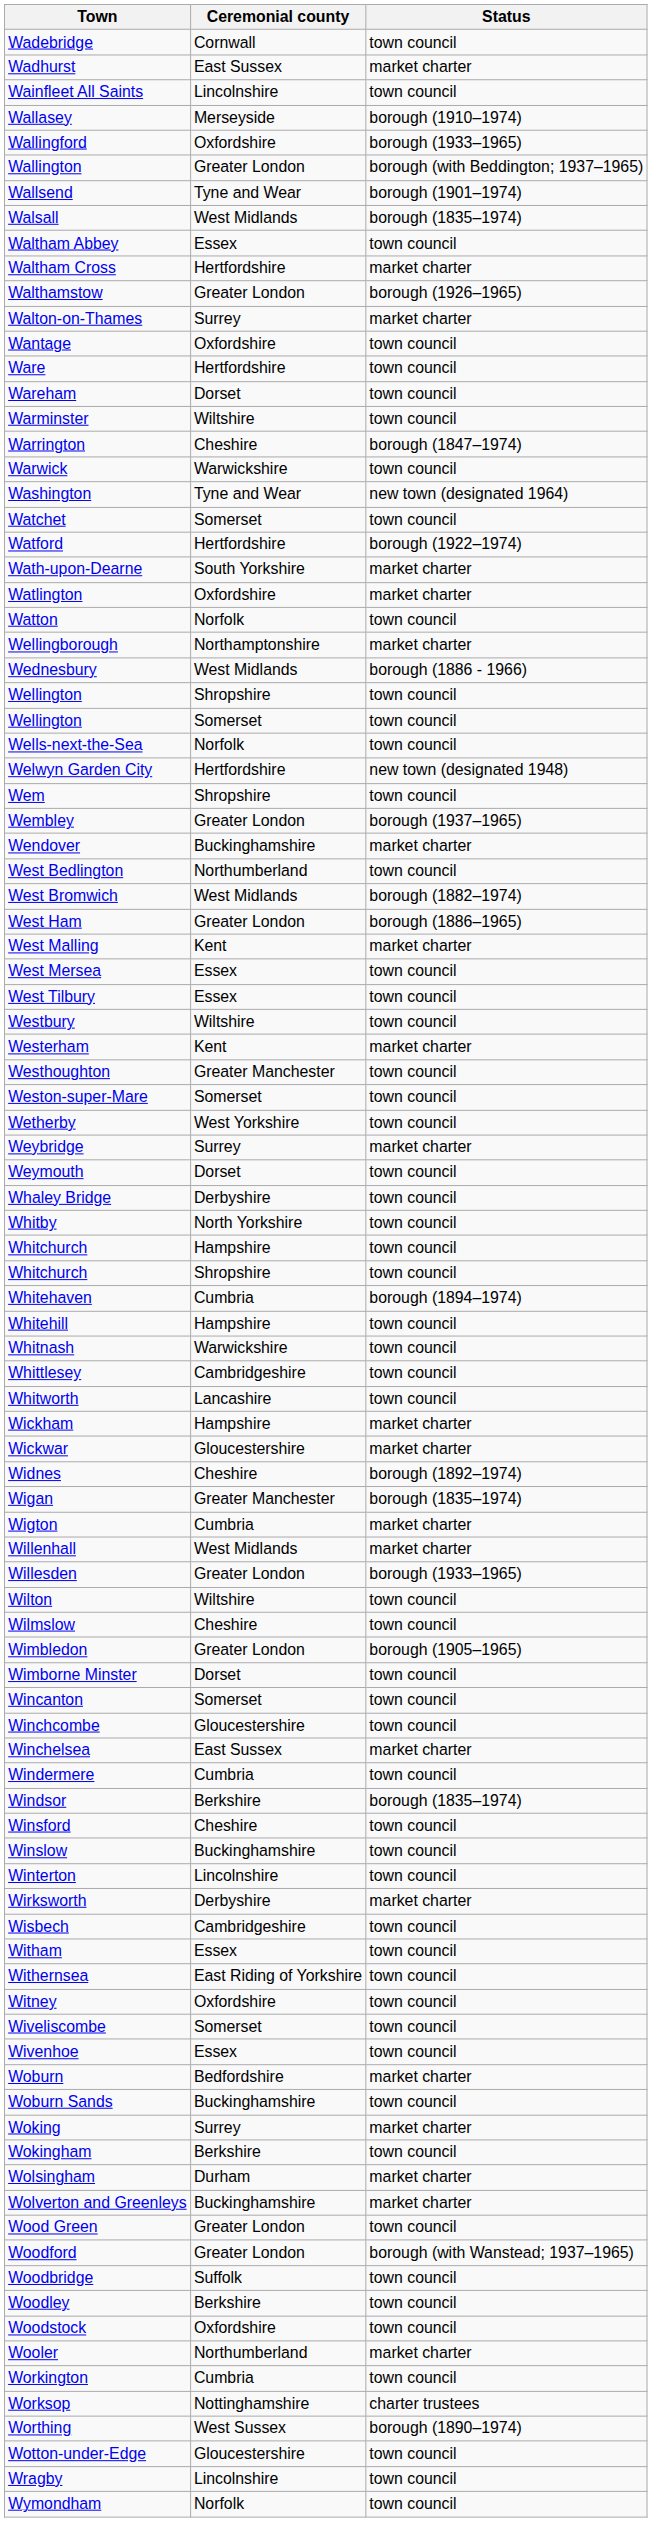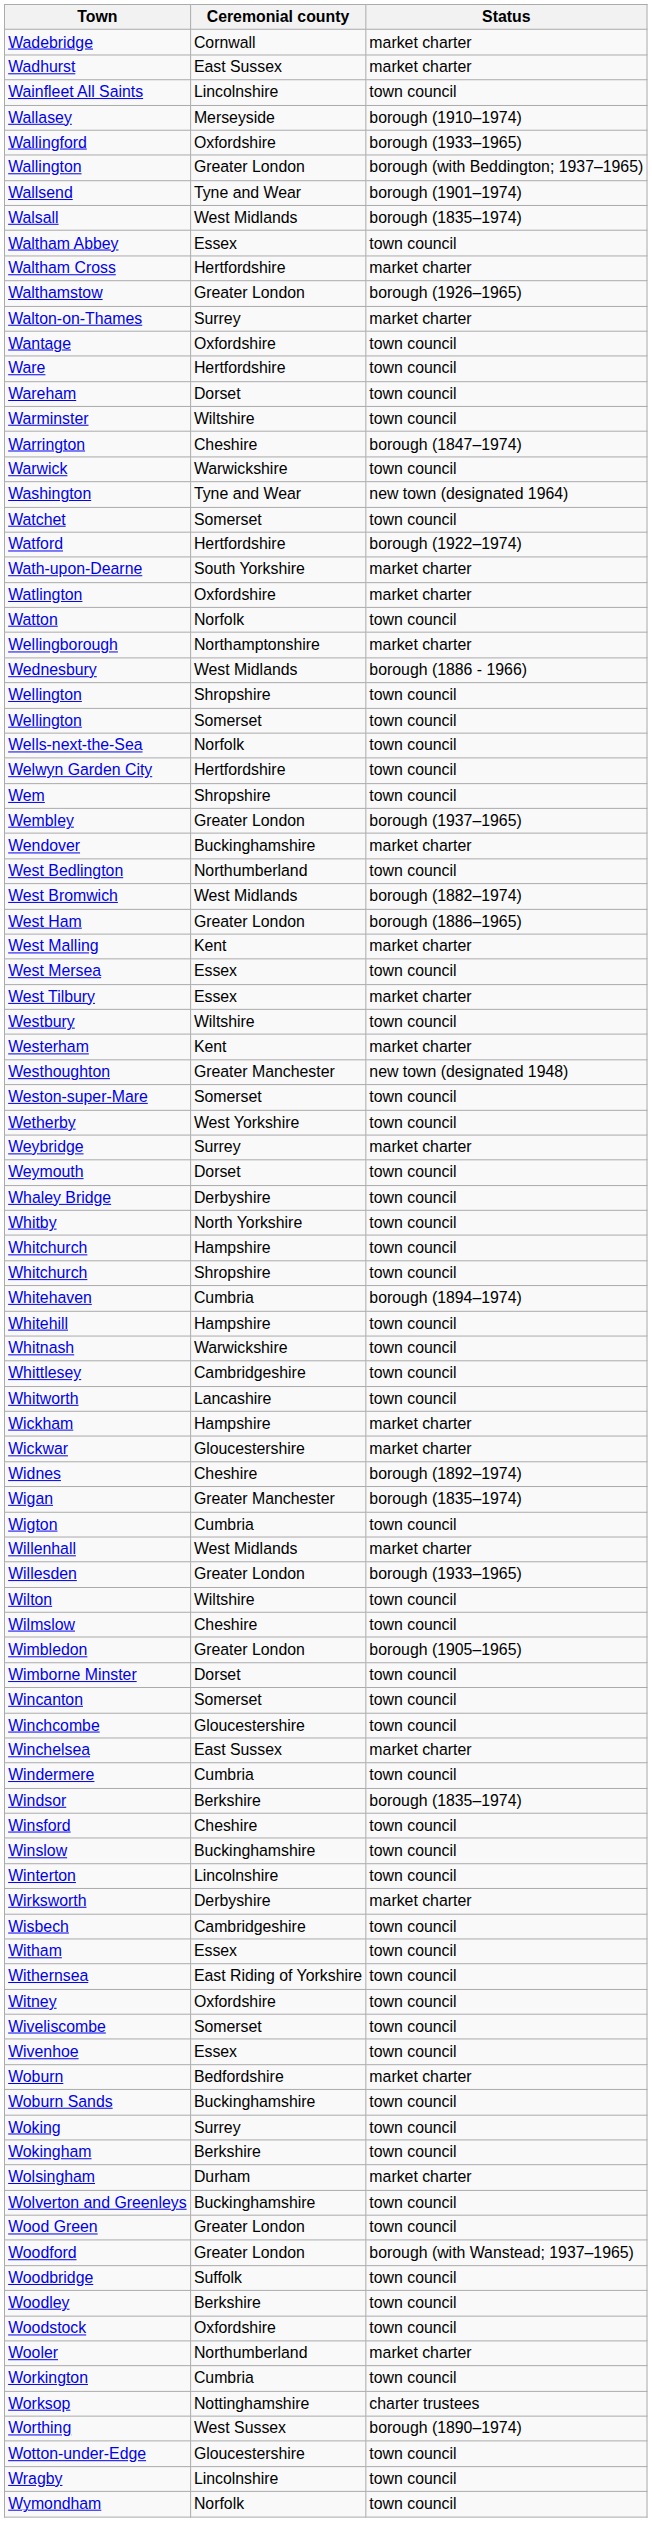(413, 42) town council -> (420, 42) market charter
(469, 770) new town (designated 1948) -> (413, 770) town council
(413, 996) town council -> (420, 996) market charter
(413, 1072) town council -> (469, 1072) new town (designated 1948)
(420, 1524) market charter -> (413, 1524) town council
(420, 2127) market charter -> (413, 2127) town council
(420, 2202) market charter -> (413, 2202) town council
